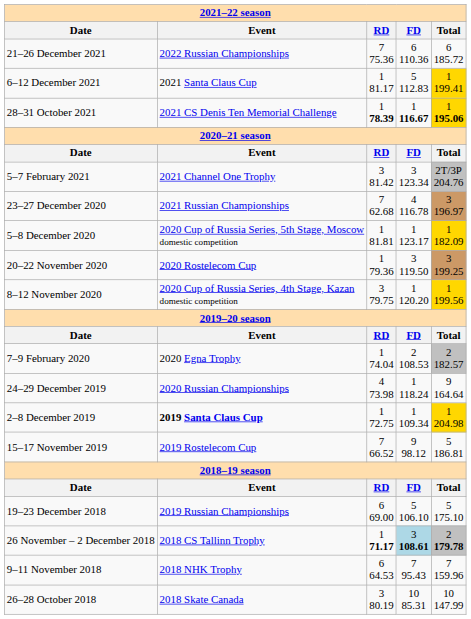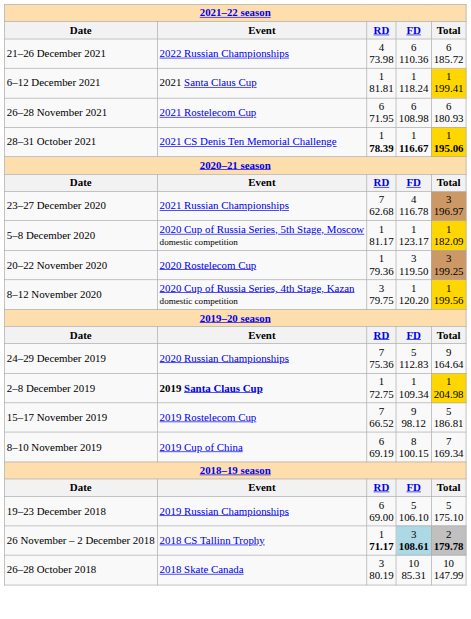(381, 53) 7 75.36 -> (381, 53) 4 73.98
(381, 83) 1 81.17 -> (381, 83) 1 81.81
(414, 83) 5 112.83 -> (414, 83) 1 118.24
+ row: (57, 112)
- row: (48, 176)
(381, 235) 1 81.81 -> (381, 235) 1 81.17
- row: (48, 358)
(381, 388) 4 73.98 -> (381, 358) 7 75.36
(414, 388) 1 118.24 -> (414, 358) 5 112.83
+ row: (54, 447)
- row: (54, 570)
